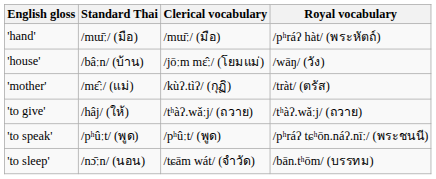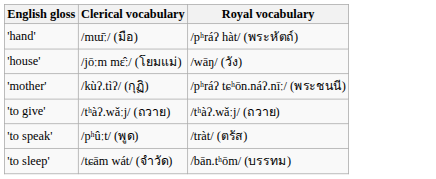- column: (119, 14)
(301, 86) /tràt/ (ตรัส) -> (268, 86) /pʰráʔ tɕʰōn.náʔ.nīː/ (พระชนนี)
(351, 136) /pʰráʔ tɕʰōn.náʔ.nīː/ (พระชนนี) -> (219, 136) /tràt/ (ตรัส)
